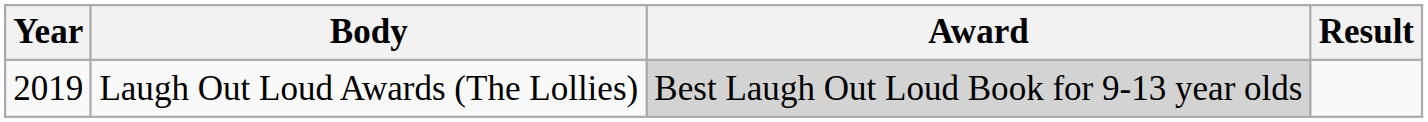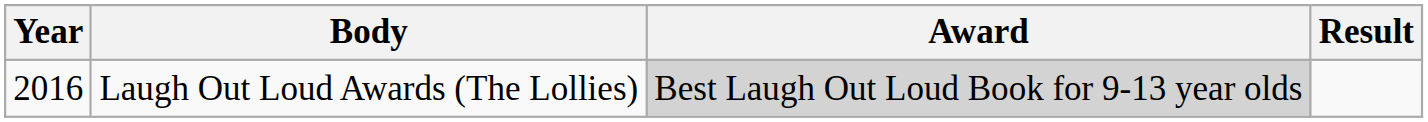(48, 87) 2019 -> (48, 87) 2016
